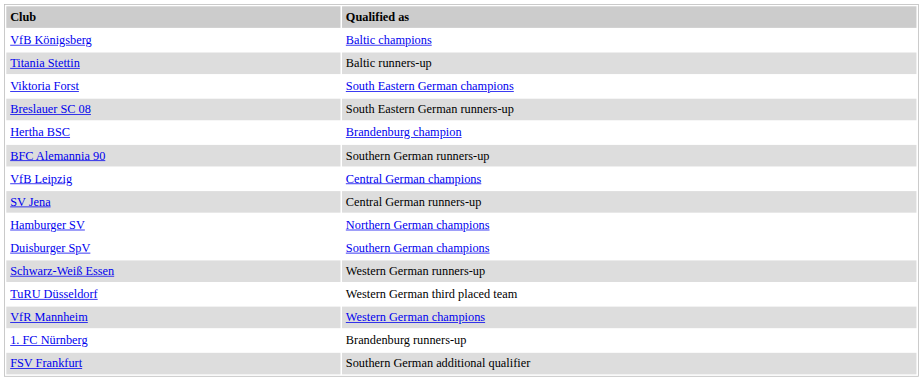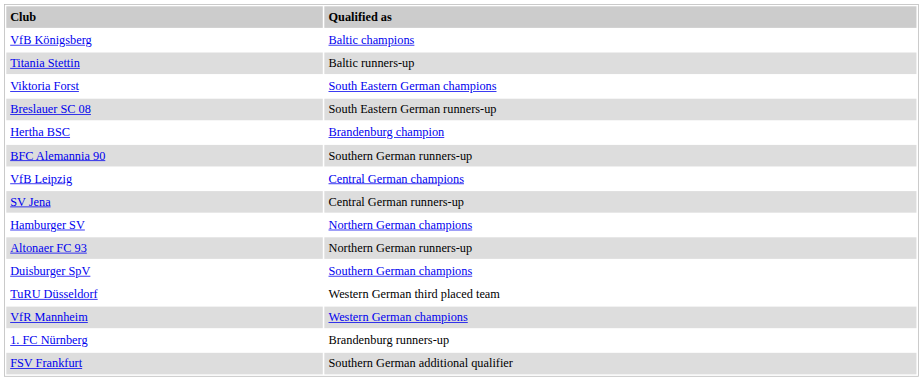+ row: (48, 248)
- row: (62, 271)
